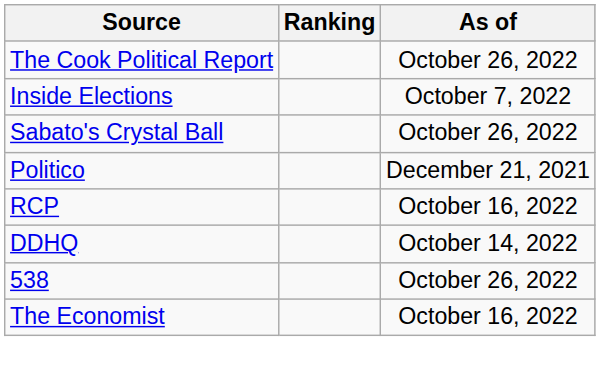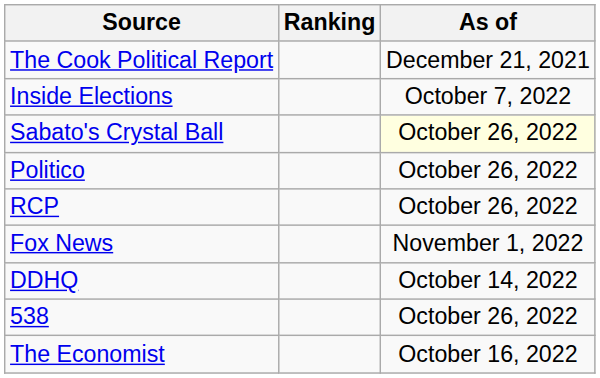(488, 59) October 26, 2022 -> (488, 59) December 21, 2021
(488, 133) no background -> (488, 133) lightyellow background
(488, 170) December 21, 2021 -> (488, 170) October 26, 2022
(488, 206) October 16, 2022 -> (488, 206) October 26, 2022
+ row: (62, 243)
